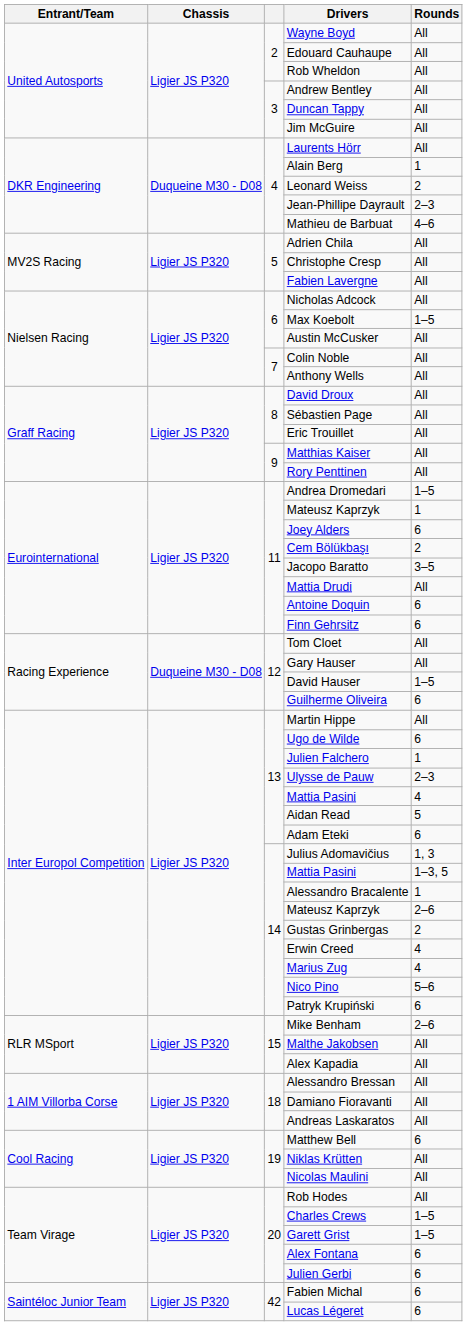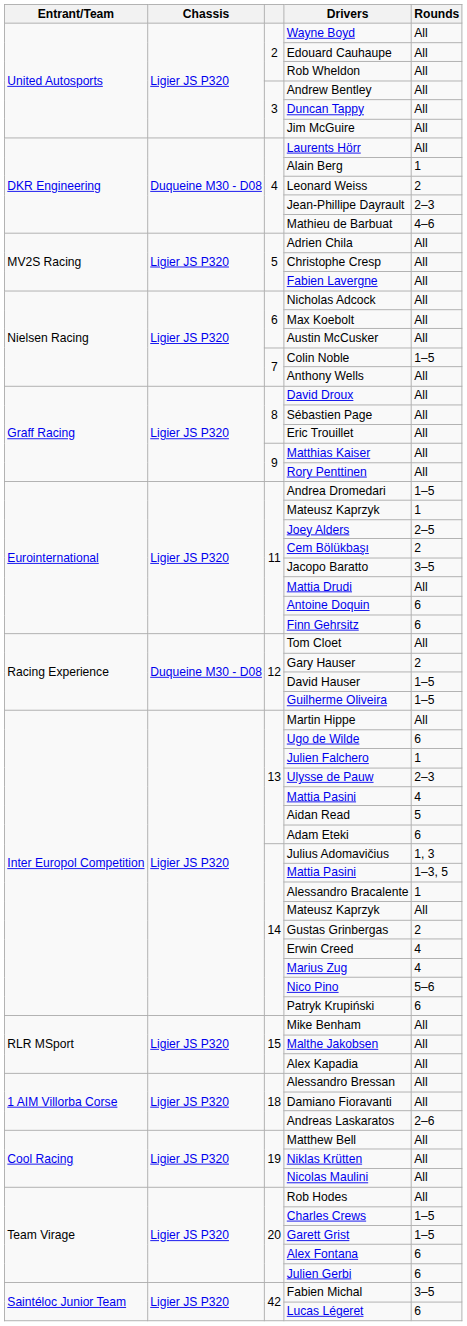(424, 319) 1–5 -> (421, 319) All
(421, 357) All -> (424, 357) 1–5
(418, 529) 6 -> (424, 529) 2–5
(421, 662) All -> (418, 662) 2
(418, 700) 6 -> (424, 700) 1–5
(424, 910) 2–6 -> (421, 910) All
(424, 1025) 2–6 -> (421, 1025) All
(421, 1120) All -> (424, 1120) 2–6
(418, 1139) 6 -> (421, 1139) All
(418, 1292) 6 -> (424, 1292) 3–5
